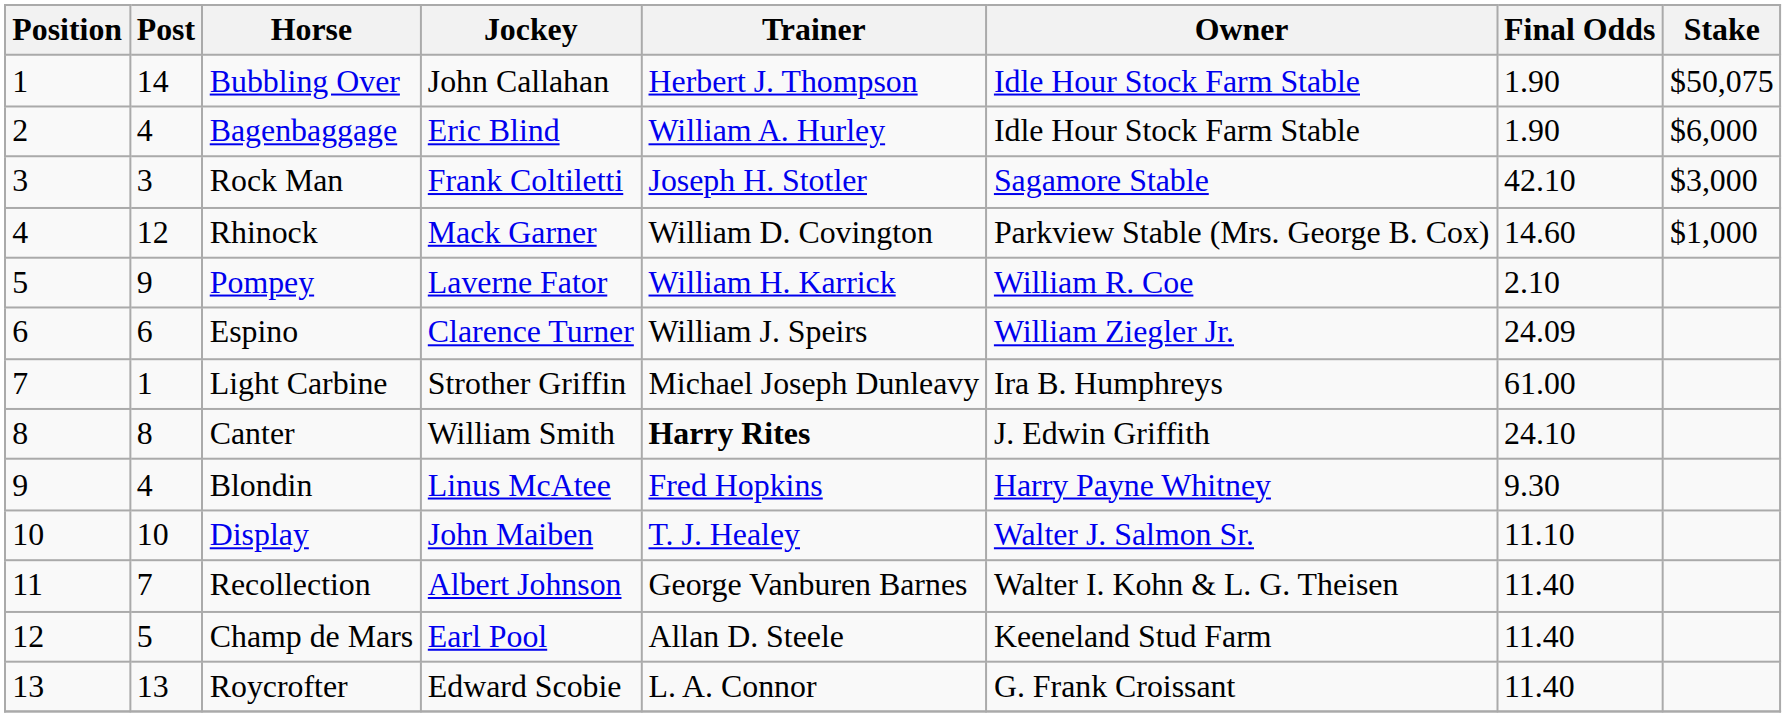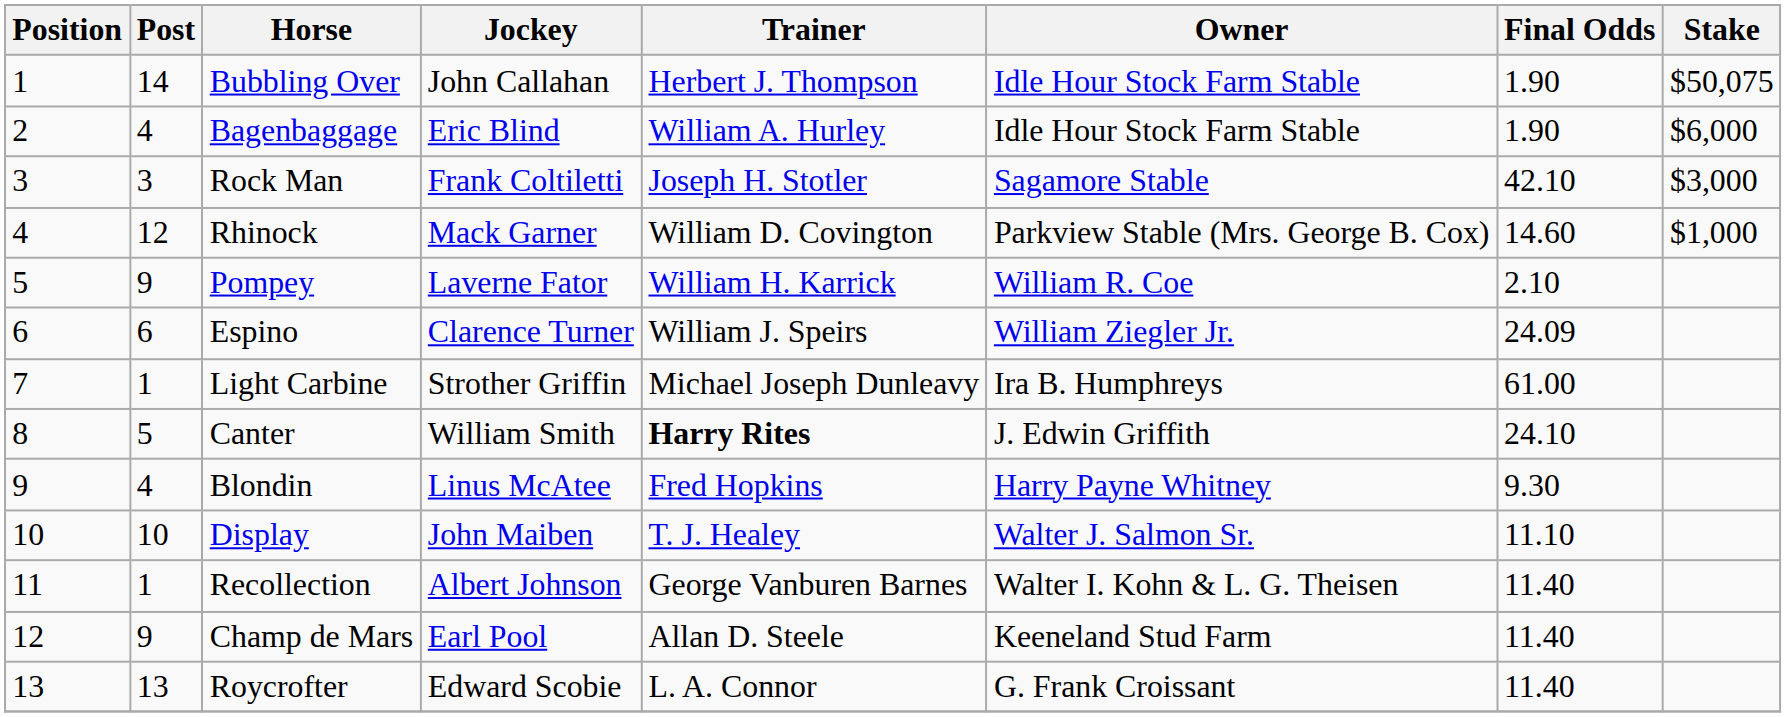(145, 433) 8 -> (145, 433) 5
(145, 585) 7 -> (145, 585) 1
(145, 635) 5 -> (145, 635) 9
